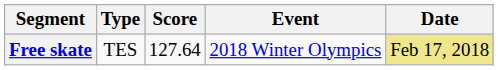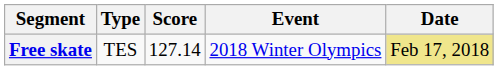(175, 49) 127.64 -> (175, 49) 127.14
